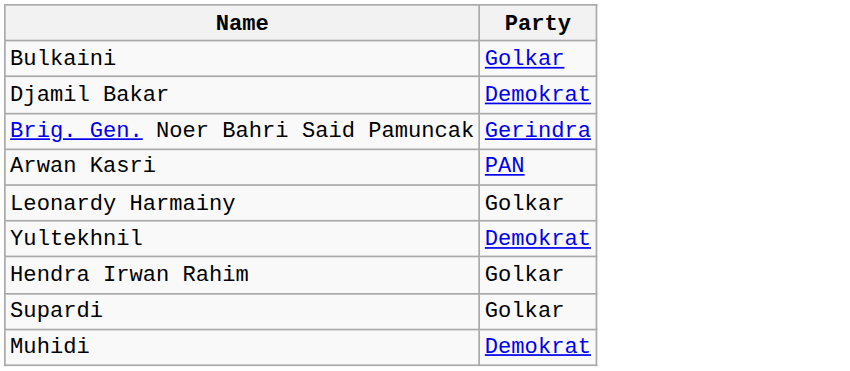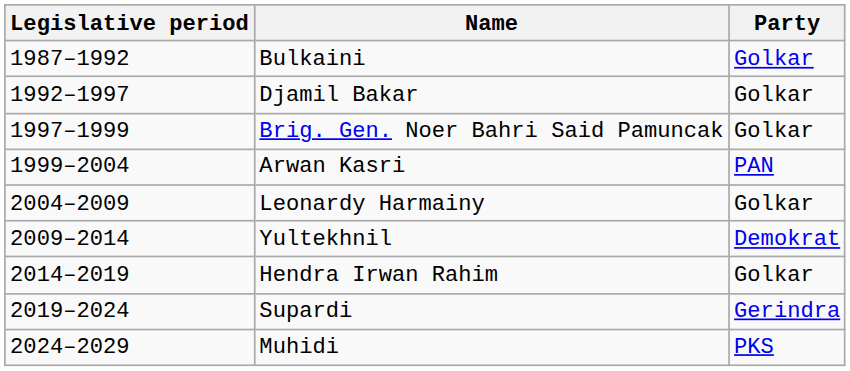+ column: (129, 23)
(538, 95) Demokrat -> (774, 95) Golkar
(538, 131) Gerindra -> (774, 131) Golkar
(525, 311) Golkar -> (787, 311) Gerindra
(538, 347) Demokrat -> (754, 347) PKS
